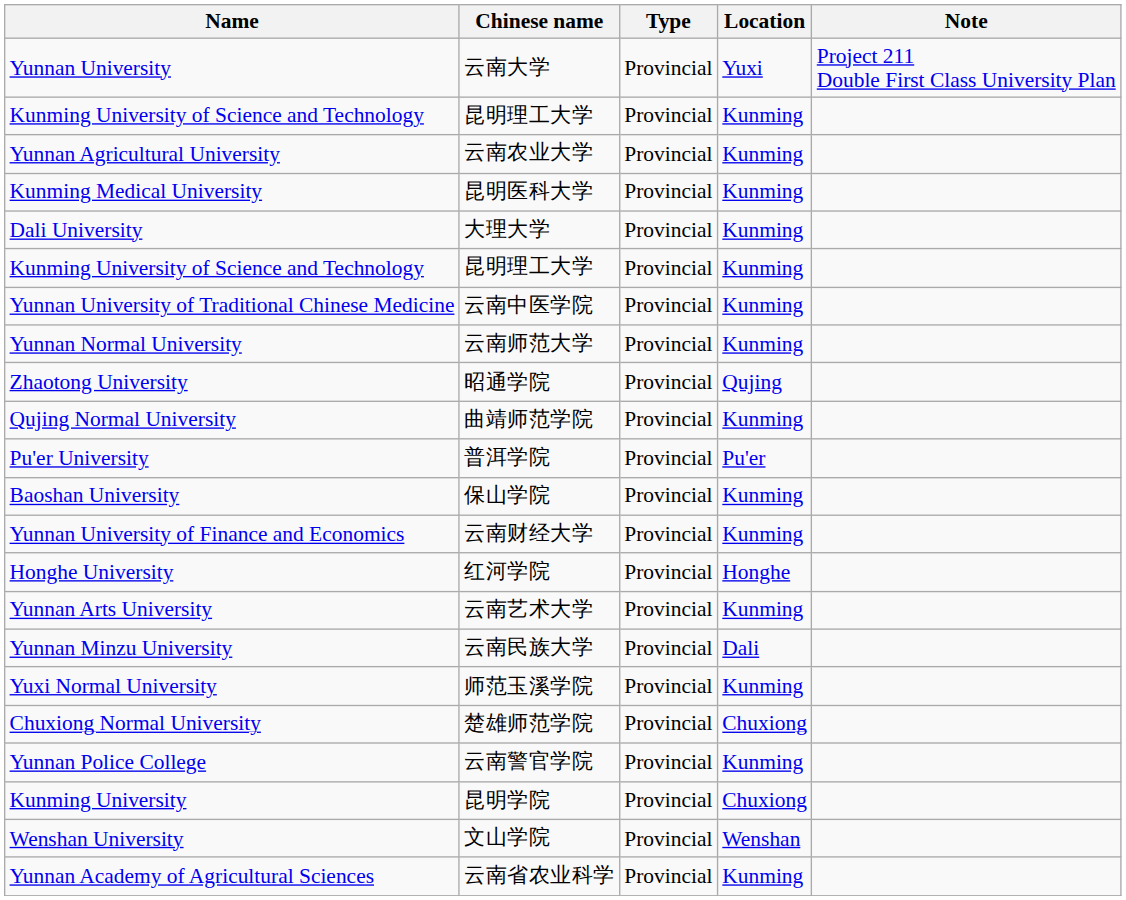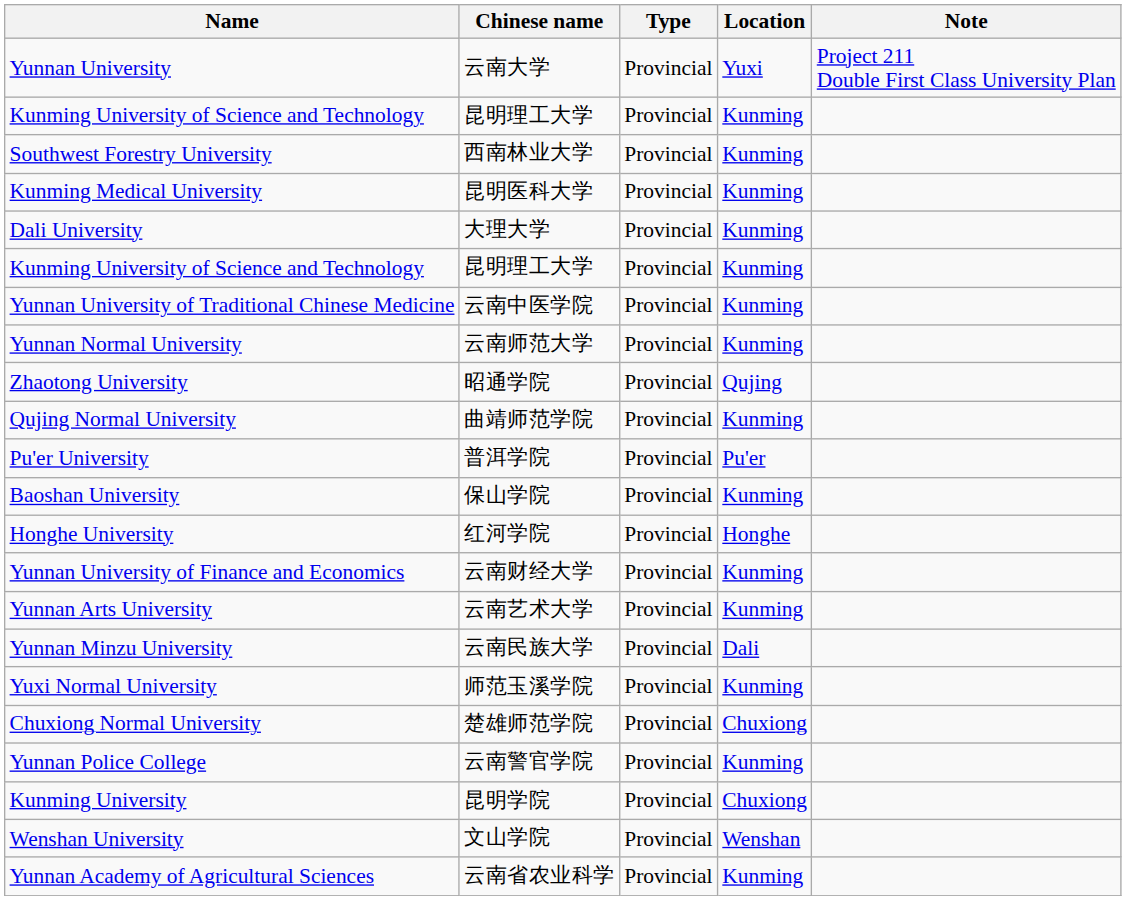- row: (145, 153)
+ row: (141, 153)
rows swapped: (91, 571) <-> (207, 533)
